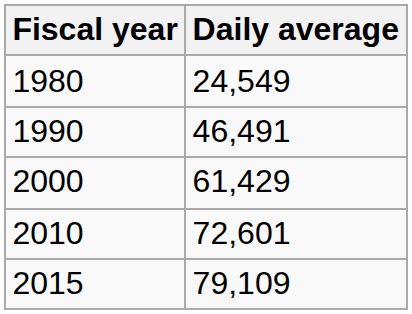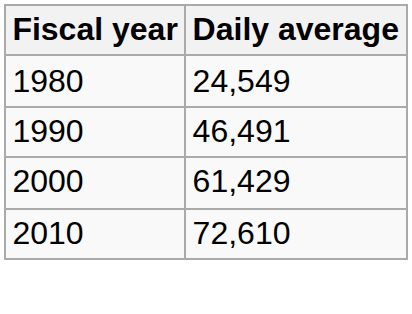(242, 232) 72,601 -> (242, 232) 72,610
- row: (48, 283)
